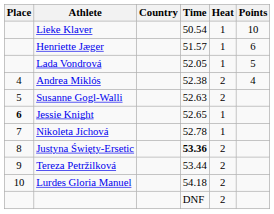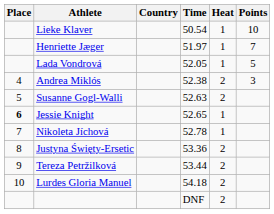(195, 47) 51.57 -> (195, 47) 51.97
(253, 47) 6 -> (253, 47) 7
(253, 81) 4 -> (253, 81) 3
(195, 149) bold -> (195, 149) normal
